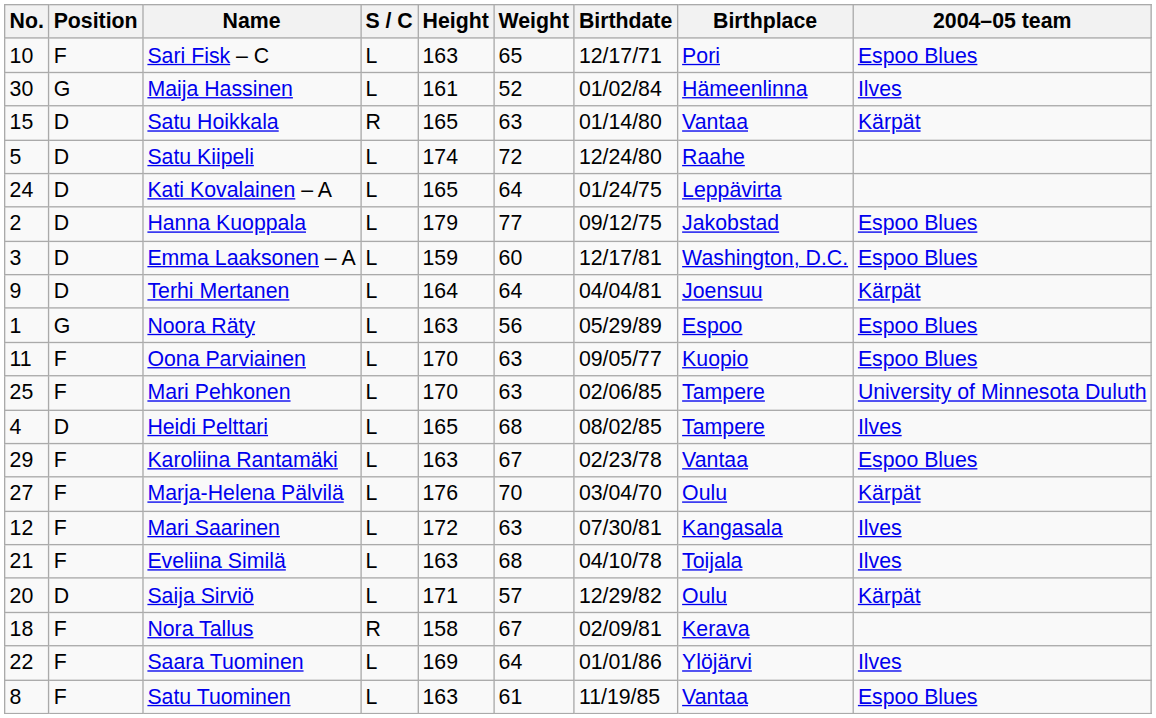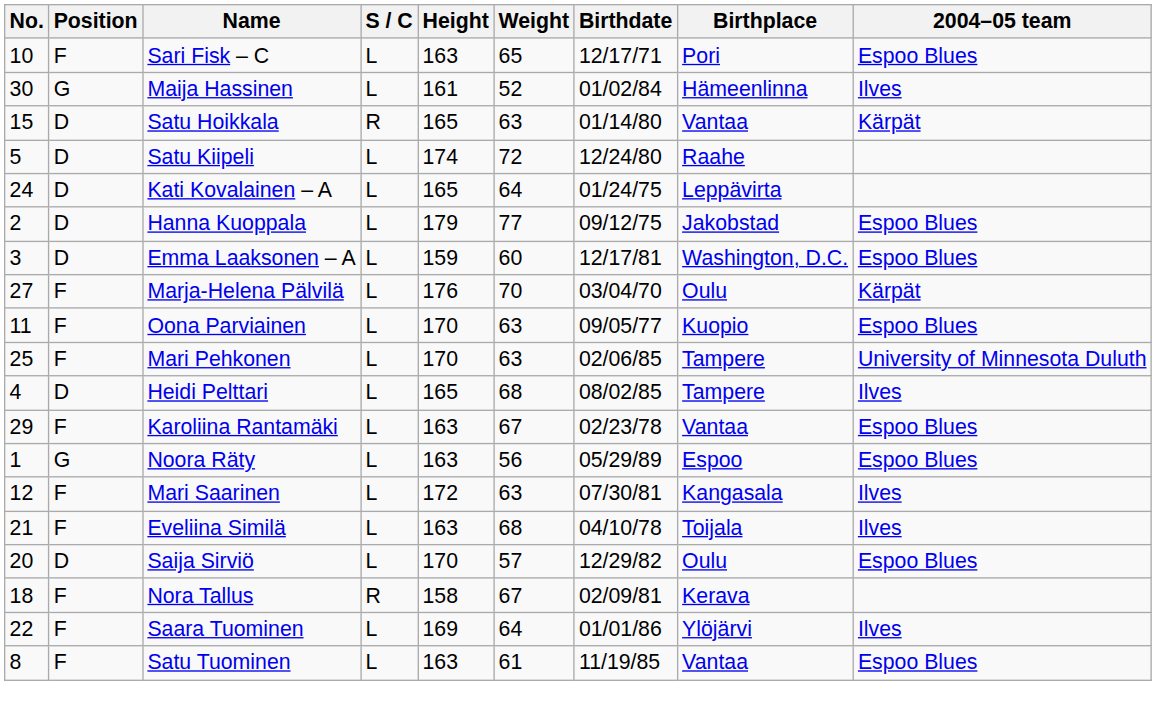- row: (218, 291)
rows swapped: (246, 493) <-> (201, 325)
(440, 595) 171 -> (440, 561) 170
(889, 595) Kärpät -> (918, 561) Espoo Blues
